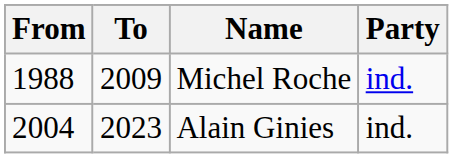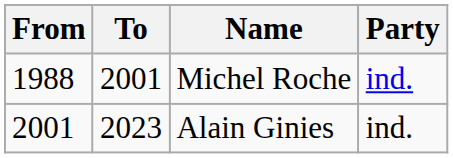(131, 78) 2009 -> (131, 78) 2001
(43, 127) 2004 -> (43, 127) 2001
